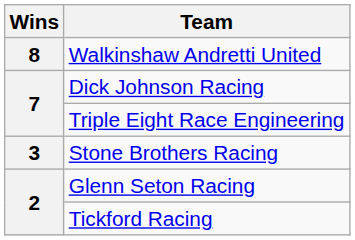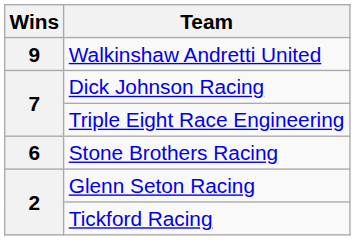(34, 54) 8 -> (34, 54) 9
(34, 153) 3 -> (34, 153) 6
